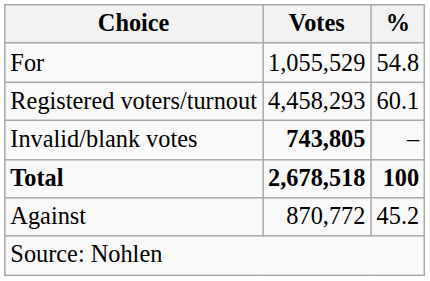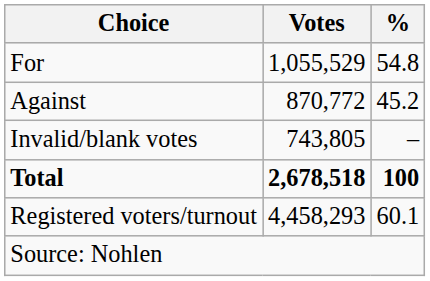rows swapped: (48, 216) <-> (134, 100)
(326, 139) bold -> (326, 139) normal
